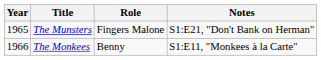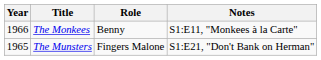rows swapped: (63, 30) <-> (62, 47)
